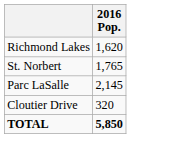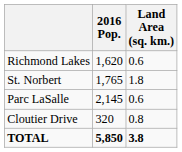+ column: (151, 27)
